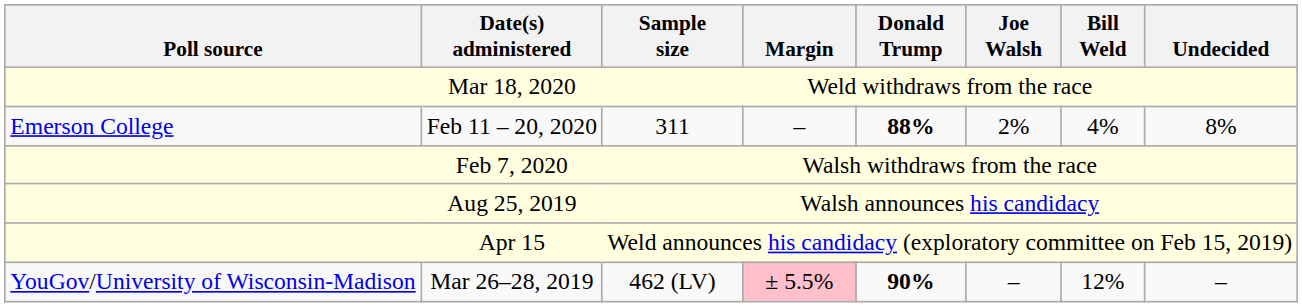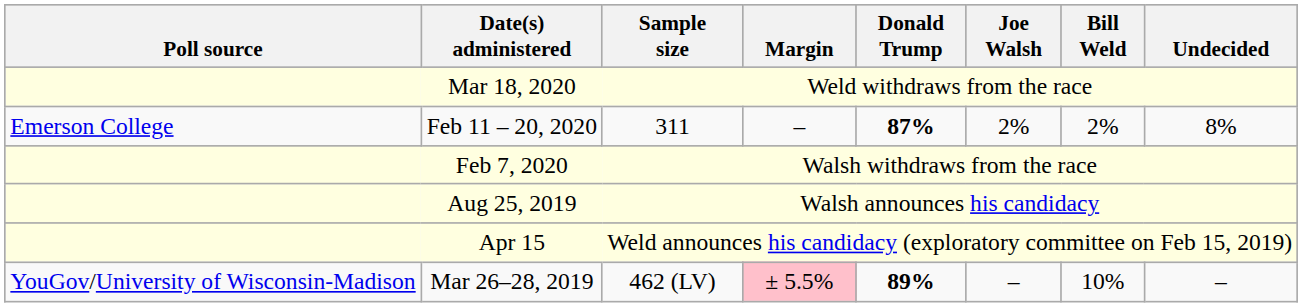(911, 125) 88% -> (911, 125) 87%
(1103, 125) 4% -> (1103, 125) 2%
(911, 281) 90% -> (911, 281) 89%
(1103, 281) 12% -> (1103, 281) 10%
